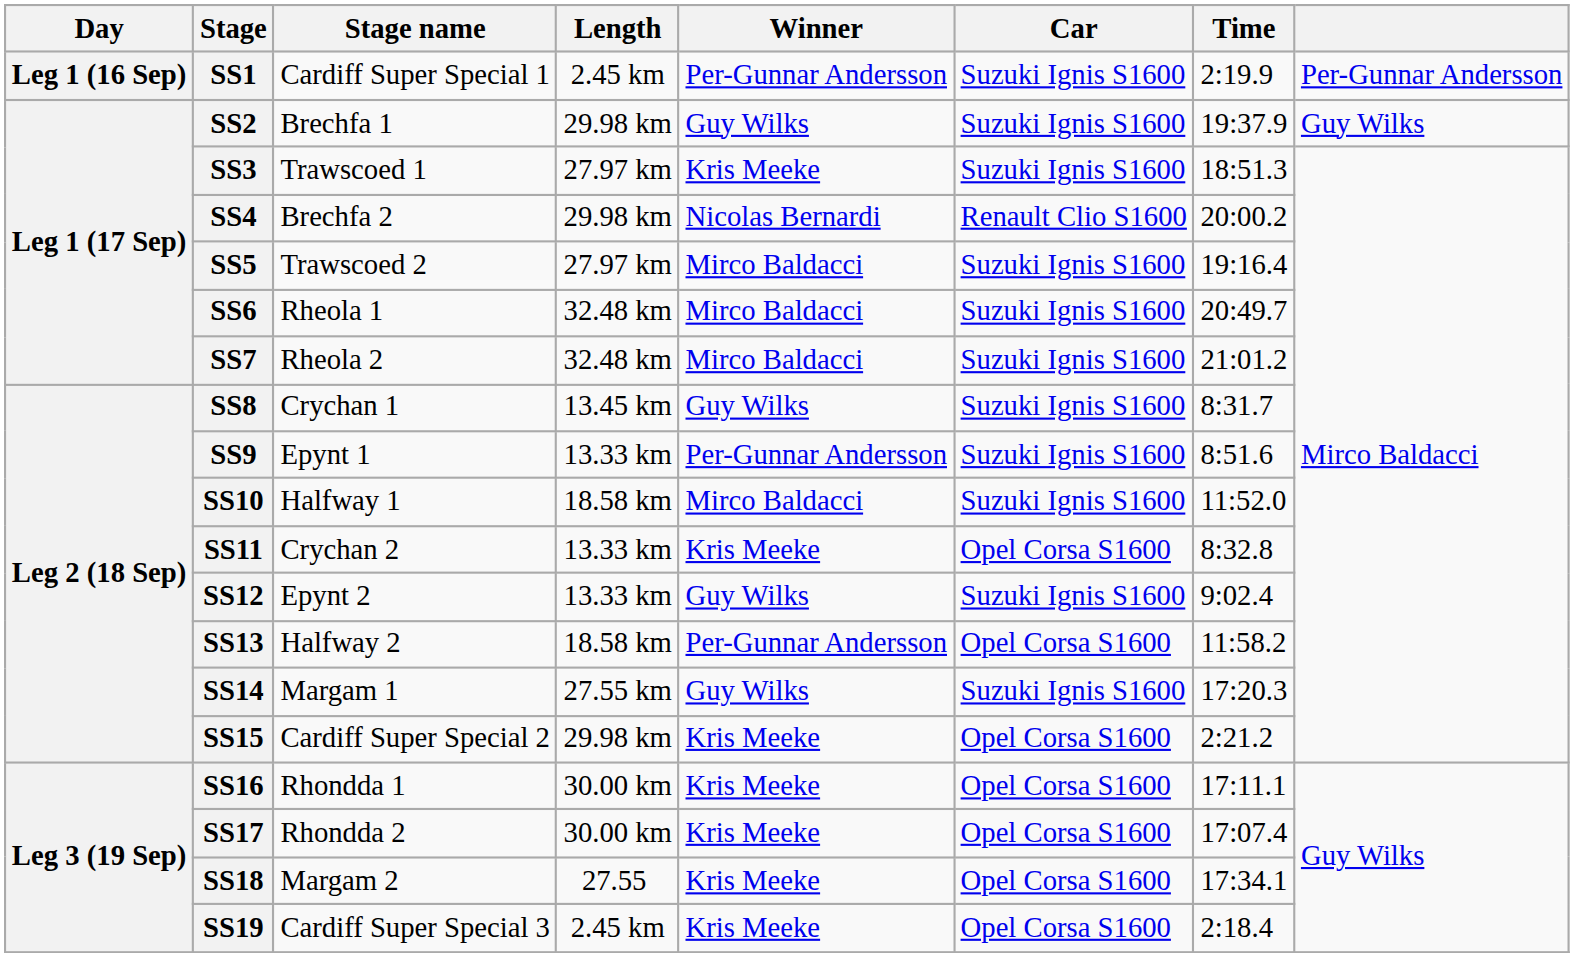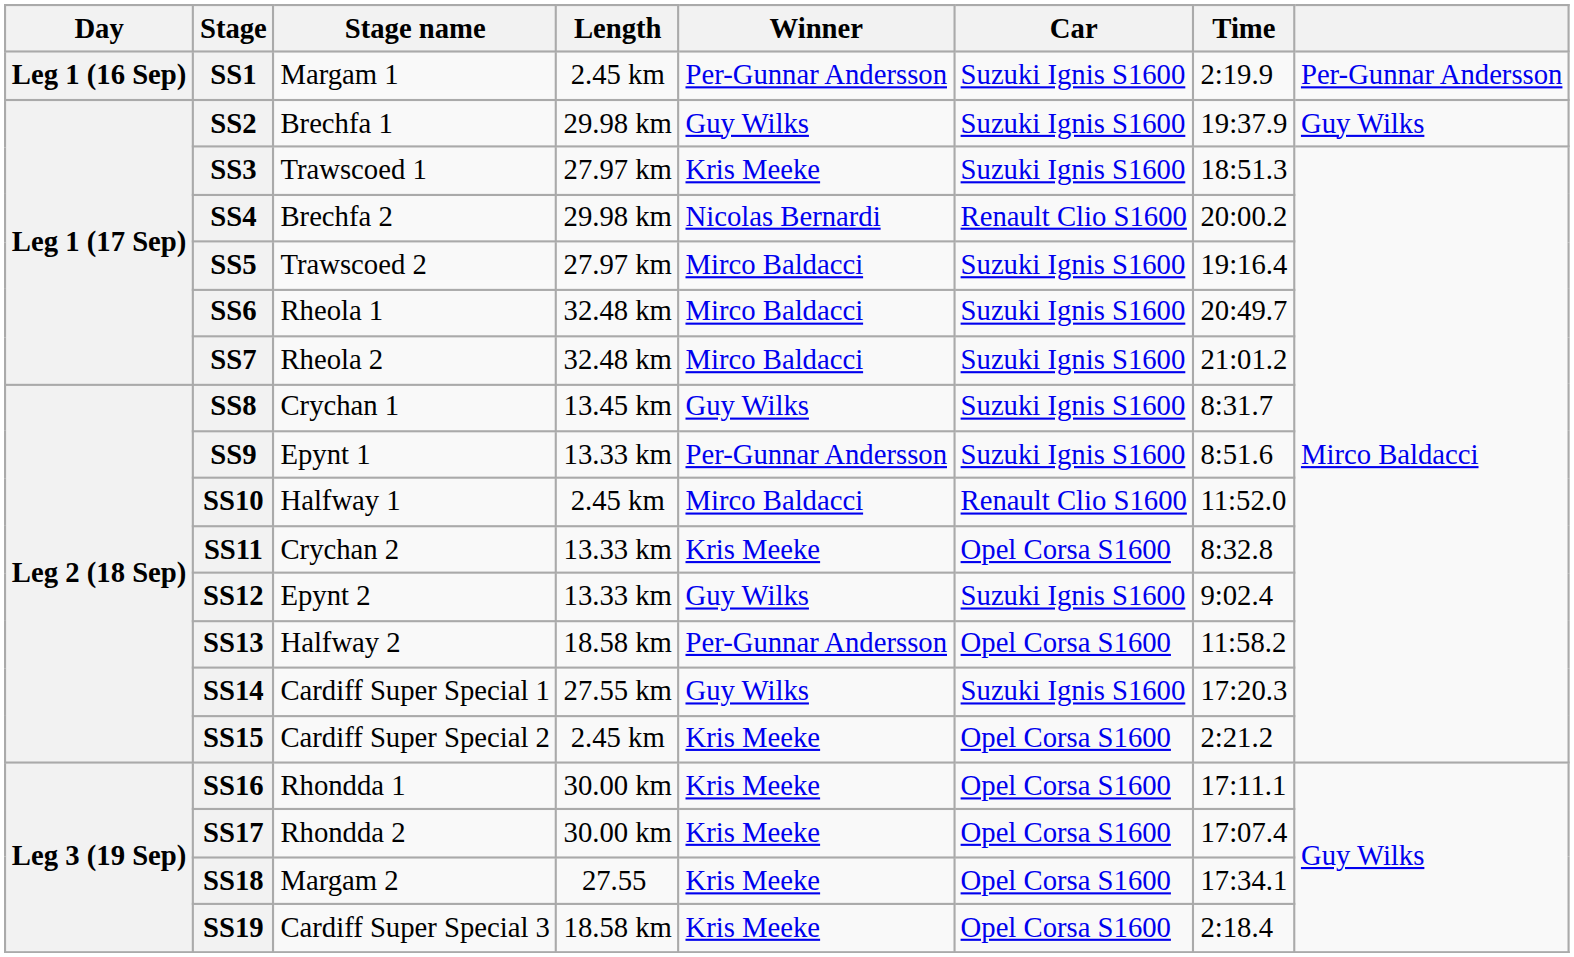(415, 75) Cardiff Super Special 1 -> (340, 75) Margam 1
(618, 501) 18.58 km -> (618, 501) 2.45 km
(1073, 501) Suzuki Ignis S1600 -> (1074, 501) Renault Clio S1600
(340, 690) Margam 1 -> (415, 690) Cardiff Super Special 1
(618, 737) 29.98 km -> (618, 737) 2.45 km
(618, 927) 2.45 km -> (618, 927) 18.58 km
